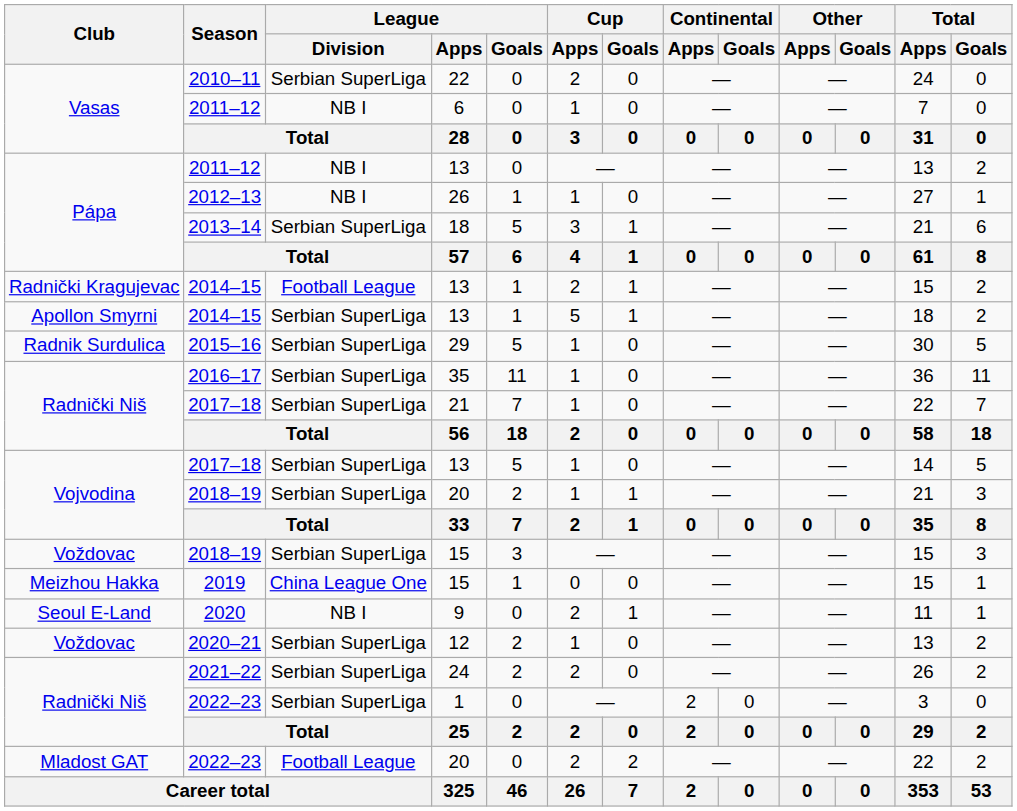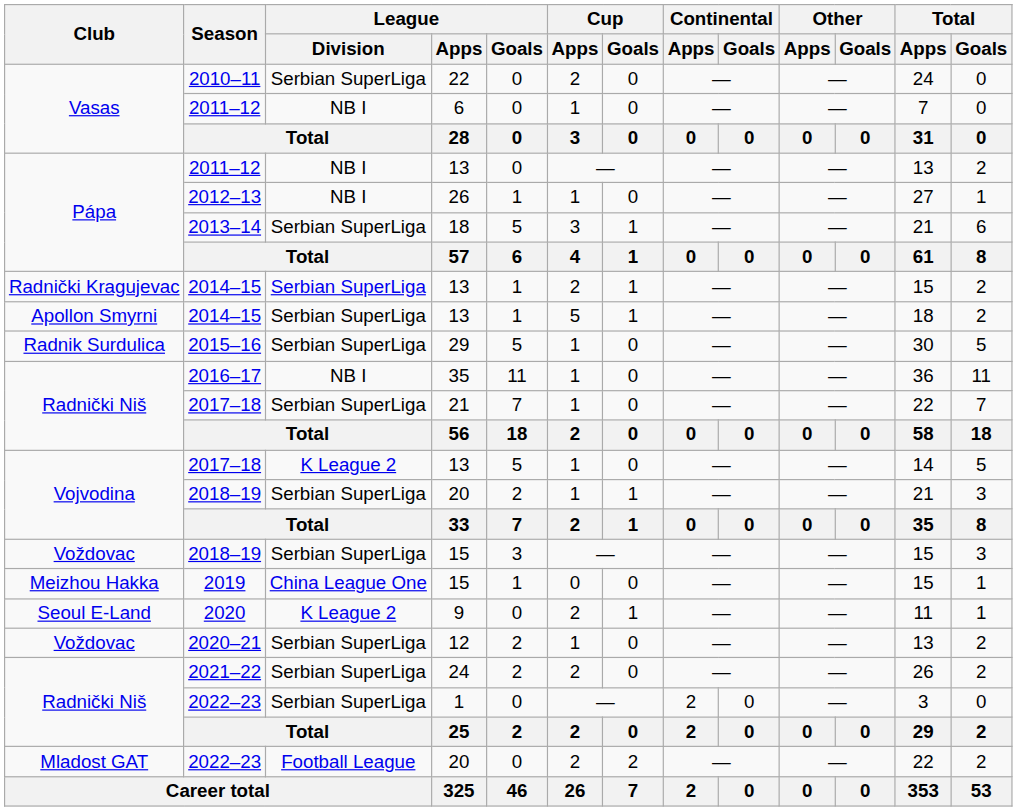(348, 286) Football League -> (348, 286) Serbian SuperLiga
(348, 375) Serbian SuperLiga -> (348, 375) NB I
(348, 464) Serbian SuperLiga -> (348, 464) K League 2
(348, 613) NB I -> (348, 613) K League 2
